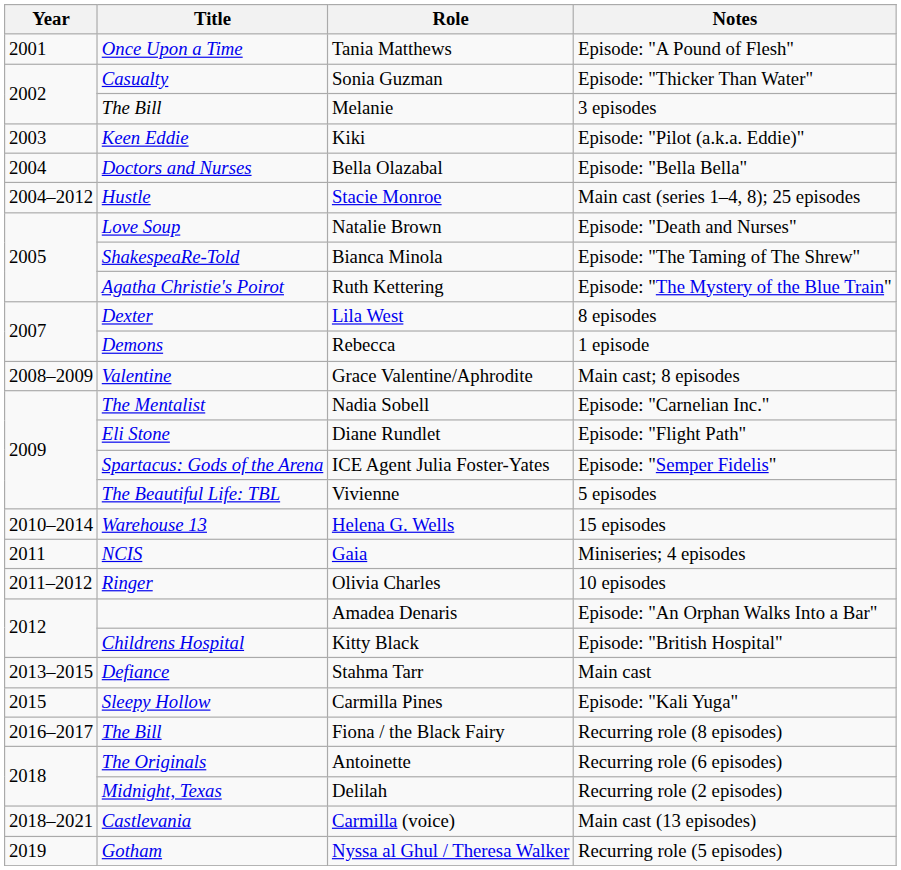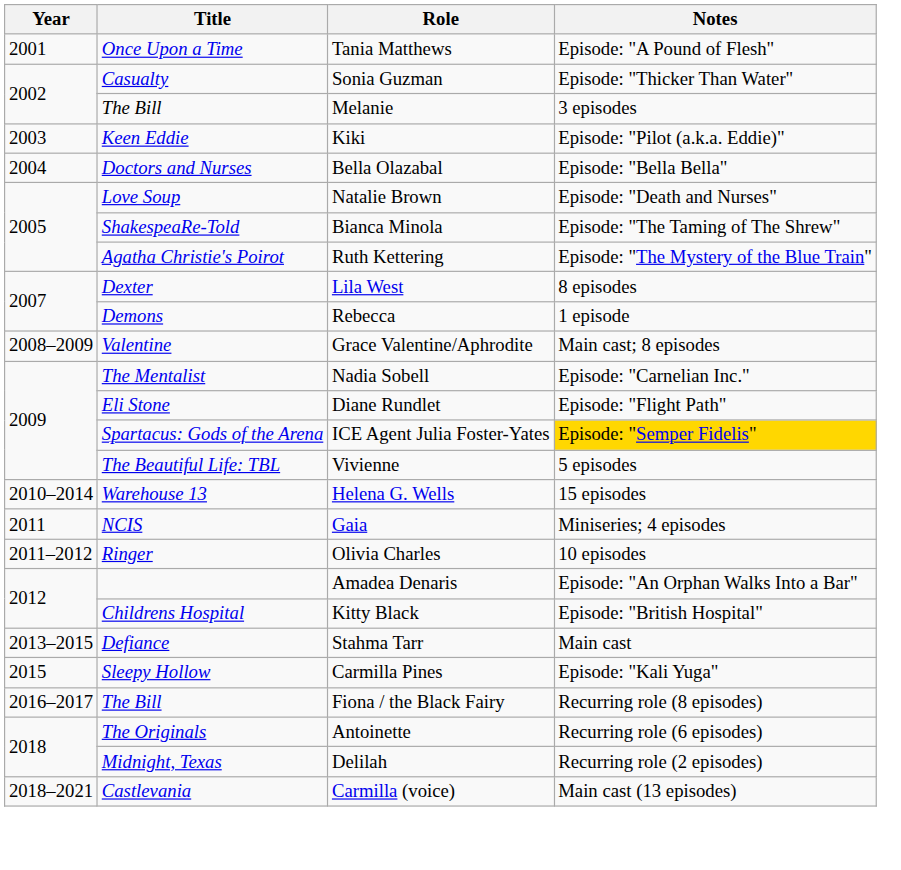- row: (387, 197)
(677, 464) no background -> (657, 434) gold background
- row: (451, 850)
